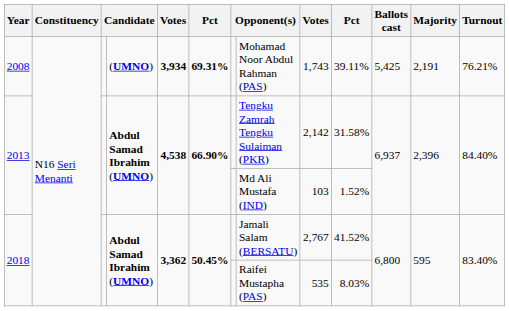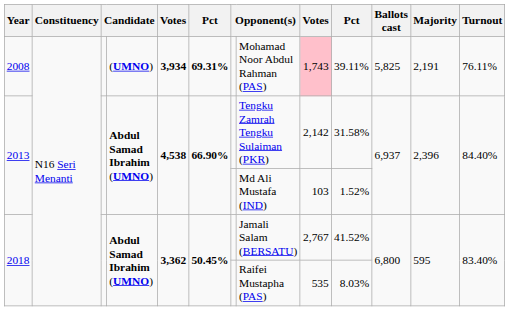(316, 66) no background -> (316, 66) pink background
(387, 66) 5,425 -> (387, 66) 5,825
(480, 66) 76.21% -> (480, 66) 76.11%
